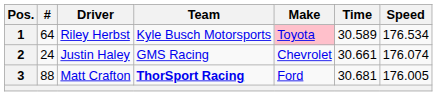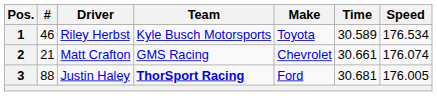(47, 35) 64 -> (47, 35) 46
(296, 35) pink background -> (296, 35) no background
(47, 55) 24 -> (47, 55) 21
(95, 55) Justin Haley -> (95, 55) Matt Crafton
(95, 75) Matt Crafton -> (95, 75) Justin Haley
